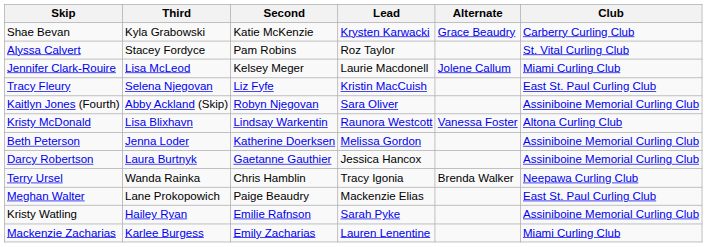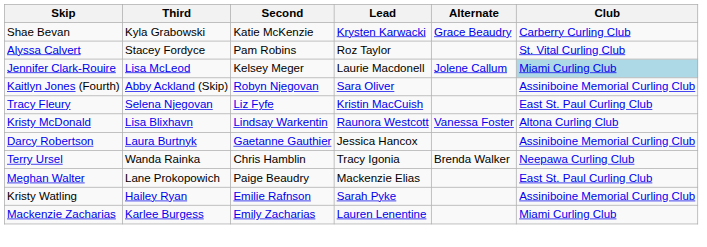(572, 68) no background -> (568, 68) lightblue background
rows swapped: (39, 86) <-> (63, 104)
- row: (44, 141)
